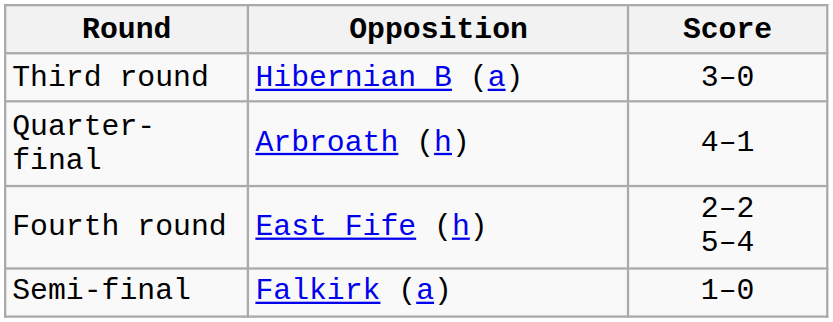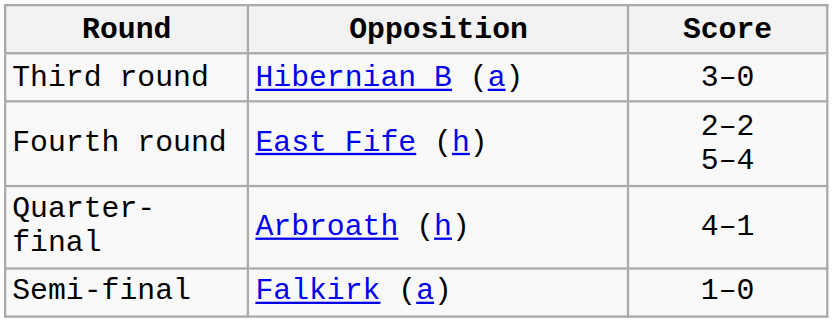rows swapped: (119, 226) <-> (84, 144)
